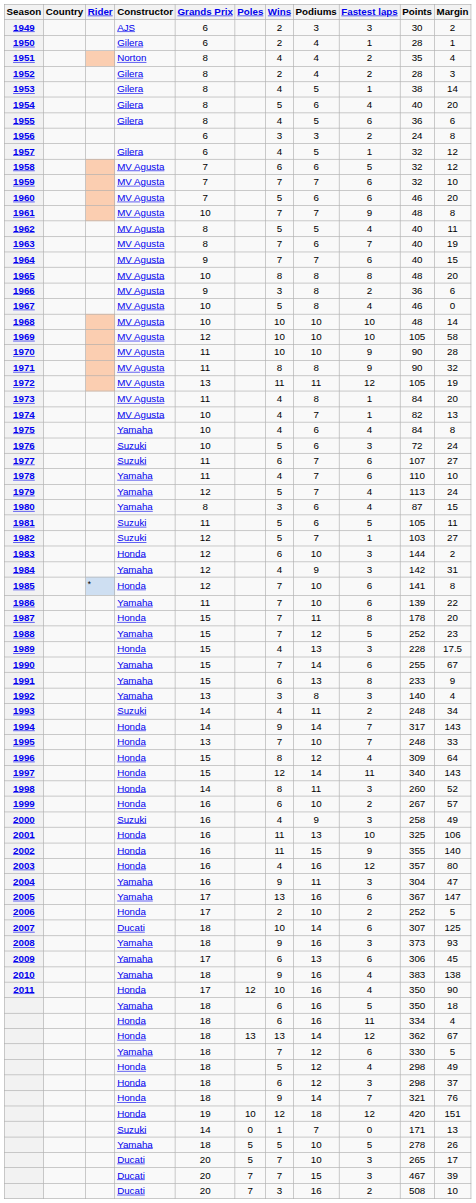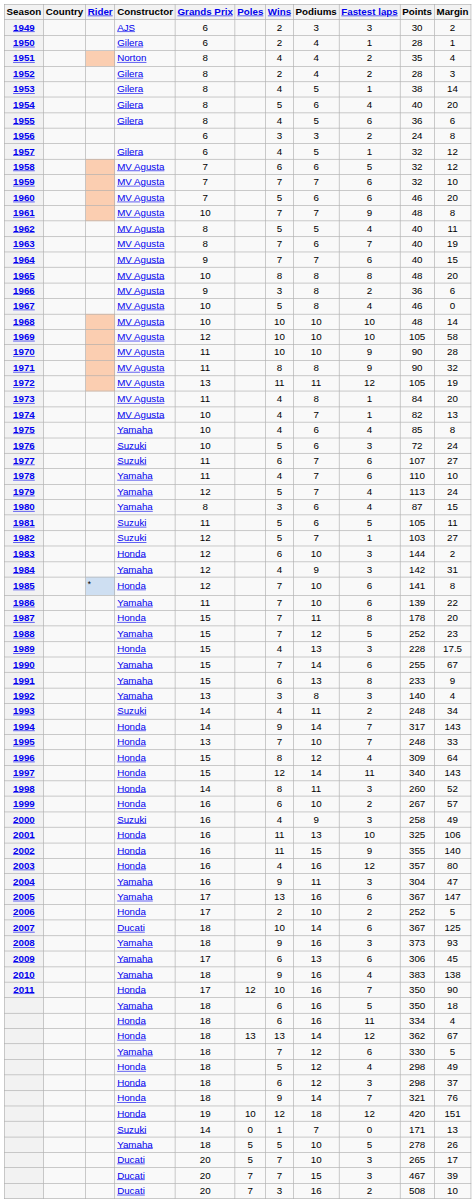(417, 430) 84 -> (417, 430) 85
(417, 928) 307 -> (417, 928) 367
(369, 990) 4 -> (369, 990) 7
